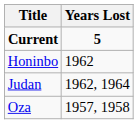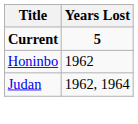- row: (19, 107)
